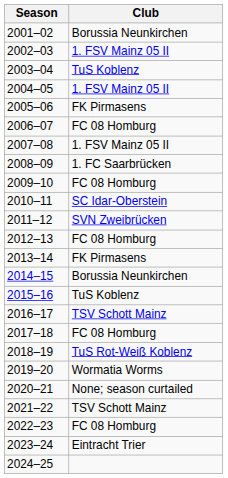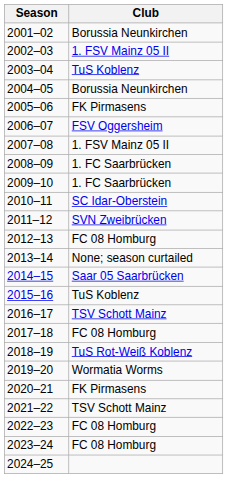(120, 88) 1. FSV Mainz 05 II -> (130, 88) Borussia Neunkirchen
(114, 126) FC 08 Homburg -> (117, 126) FSV Oggersheim
(114, 182) FC 08 Homburg -> (121, 182) 1. FC Saarbrücken
(109, 257) FK Pirmasens -> (132, 257) None; season curtailed
(130, 276) Borussia Neunkirchen -> (128, 276) Saar 05 Saarbrücken
(132, 389) None; season curtailed -> (109, 389) FK Pirmasens
(109, 445) Eintracht Trier -> (114, 445) FC 08 Homburg
